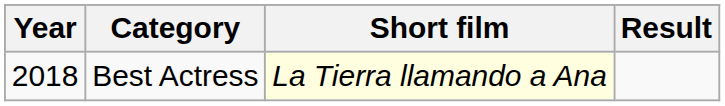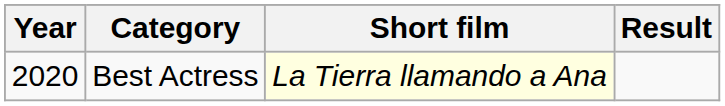(45, 75) 2018 -> (45, 75) 2020
